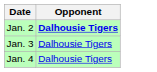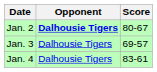+ column: (136, 12)
